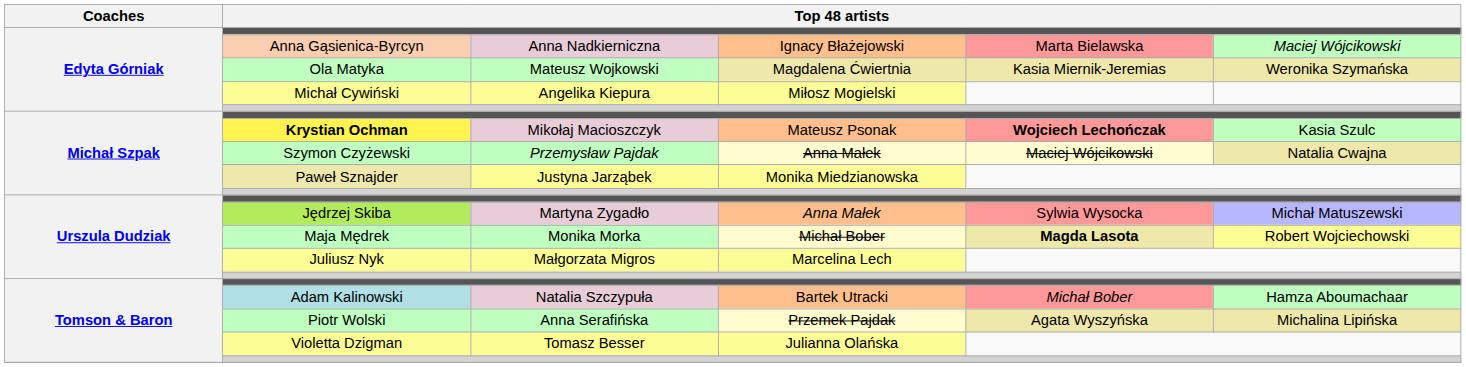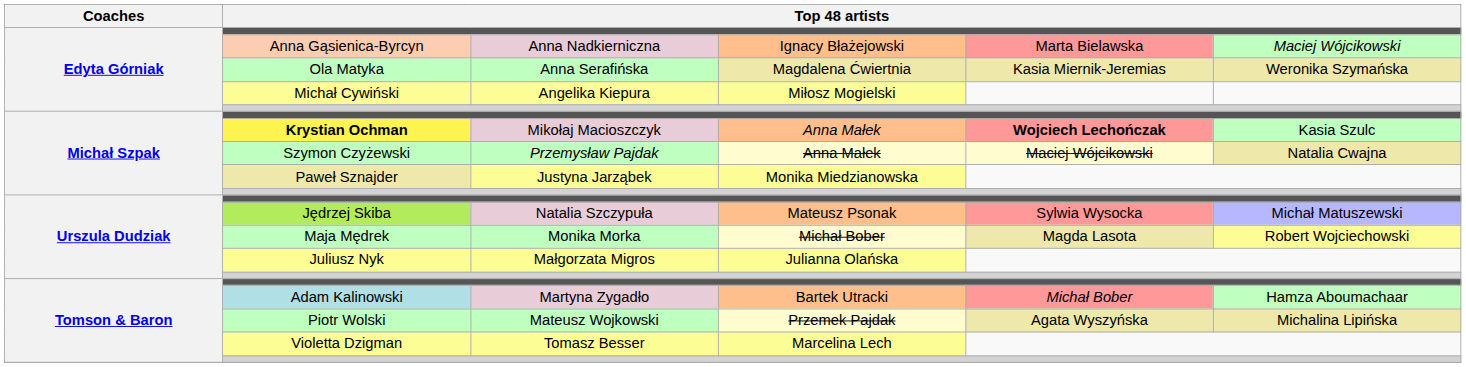(594, 69) Mateusz Wojkowski -> (594, 69) Anna Serafińska
(842, 129) Mateusz Psonak -> (842, 129) Anna Małek
(594, 213) Martyna Zygadło -> (594, 213) Natalia Szczypuła
(842, 213) Anna Małek -> (842, 213) Mateusz Psonak
(1089, 236) bold -> (1089, 236) normal
(842, 260) Marcelina Lech -> (842, 260) Julianna Olańska
(594, 297) Natalia Szczypuła -> (594, 297) Martyna Zygadło
(594, 320) Anna Serafińska -> (594, 320) Mateusz Wojkowski
(842, 343) Julianna Olańska -> (842, 343) Marcelina Lech
